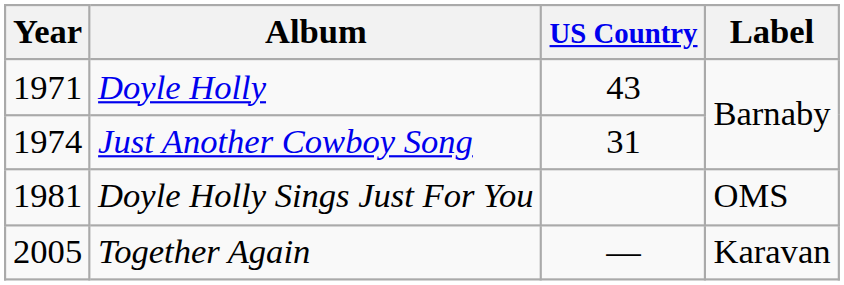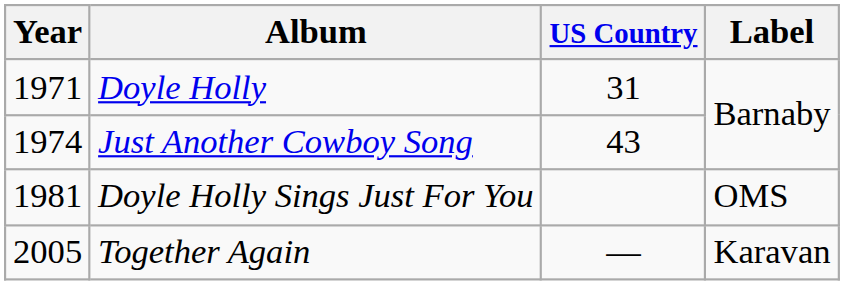(624, 86) 43 -> (624, 86) 31
(624, 141) 31 -> (624, 141) 43
